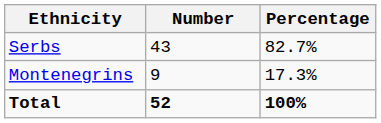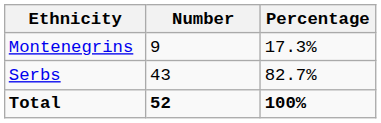rows swapped: (35, 47) <-> (71, 75)
